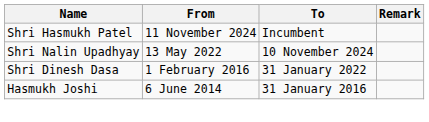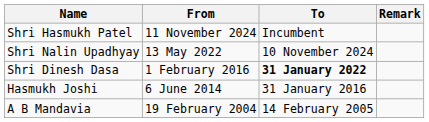(314, 70) normal -> (314, 70) bold
+ row: (49, 108)
